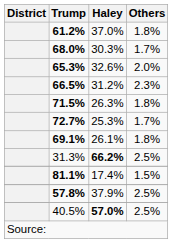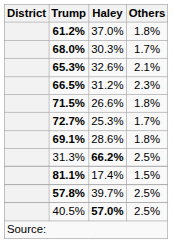(147, 67) 2.0% -> (147, 67) 2.1%
(107, 103) 26.3% -> (107, 103) 26.6%
(107, 139) 26.1% -> (107, 139) 28.6%
(107, 193) 37.9% -> (107, 193) 39.7%
